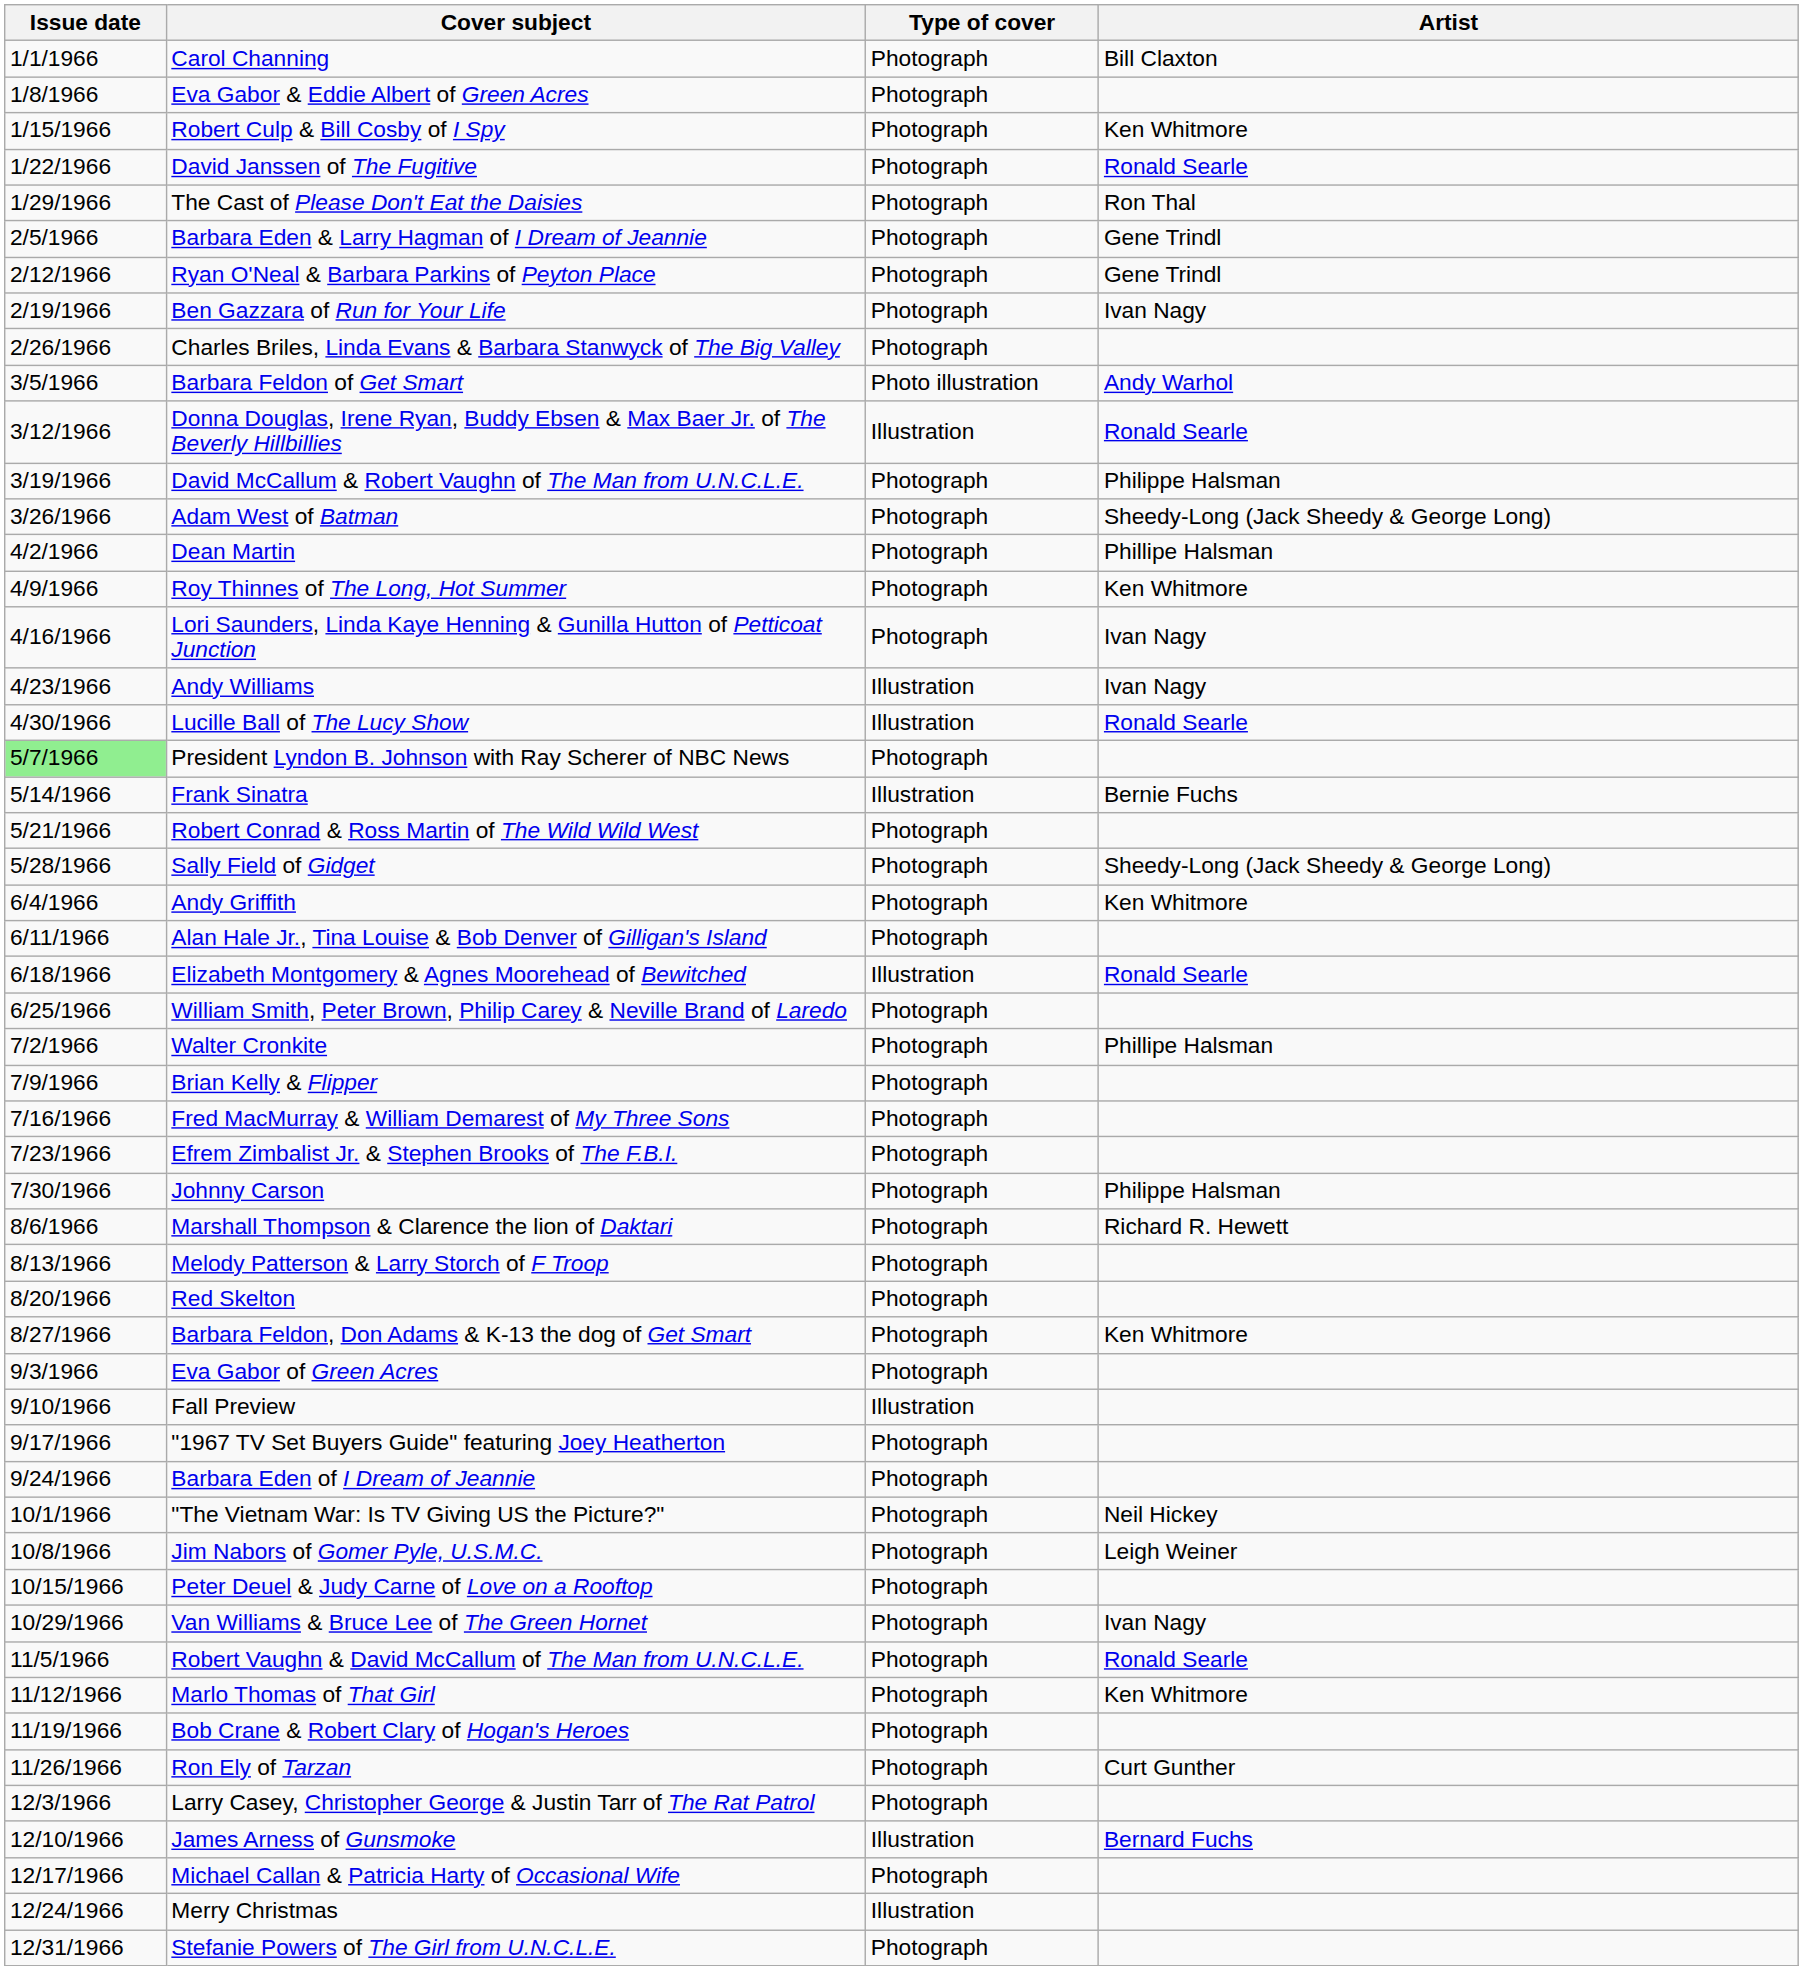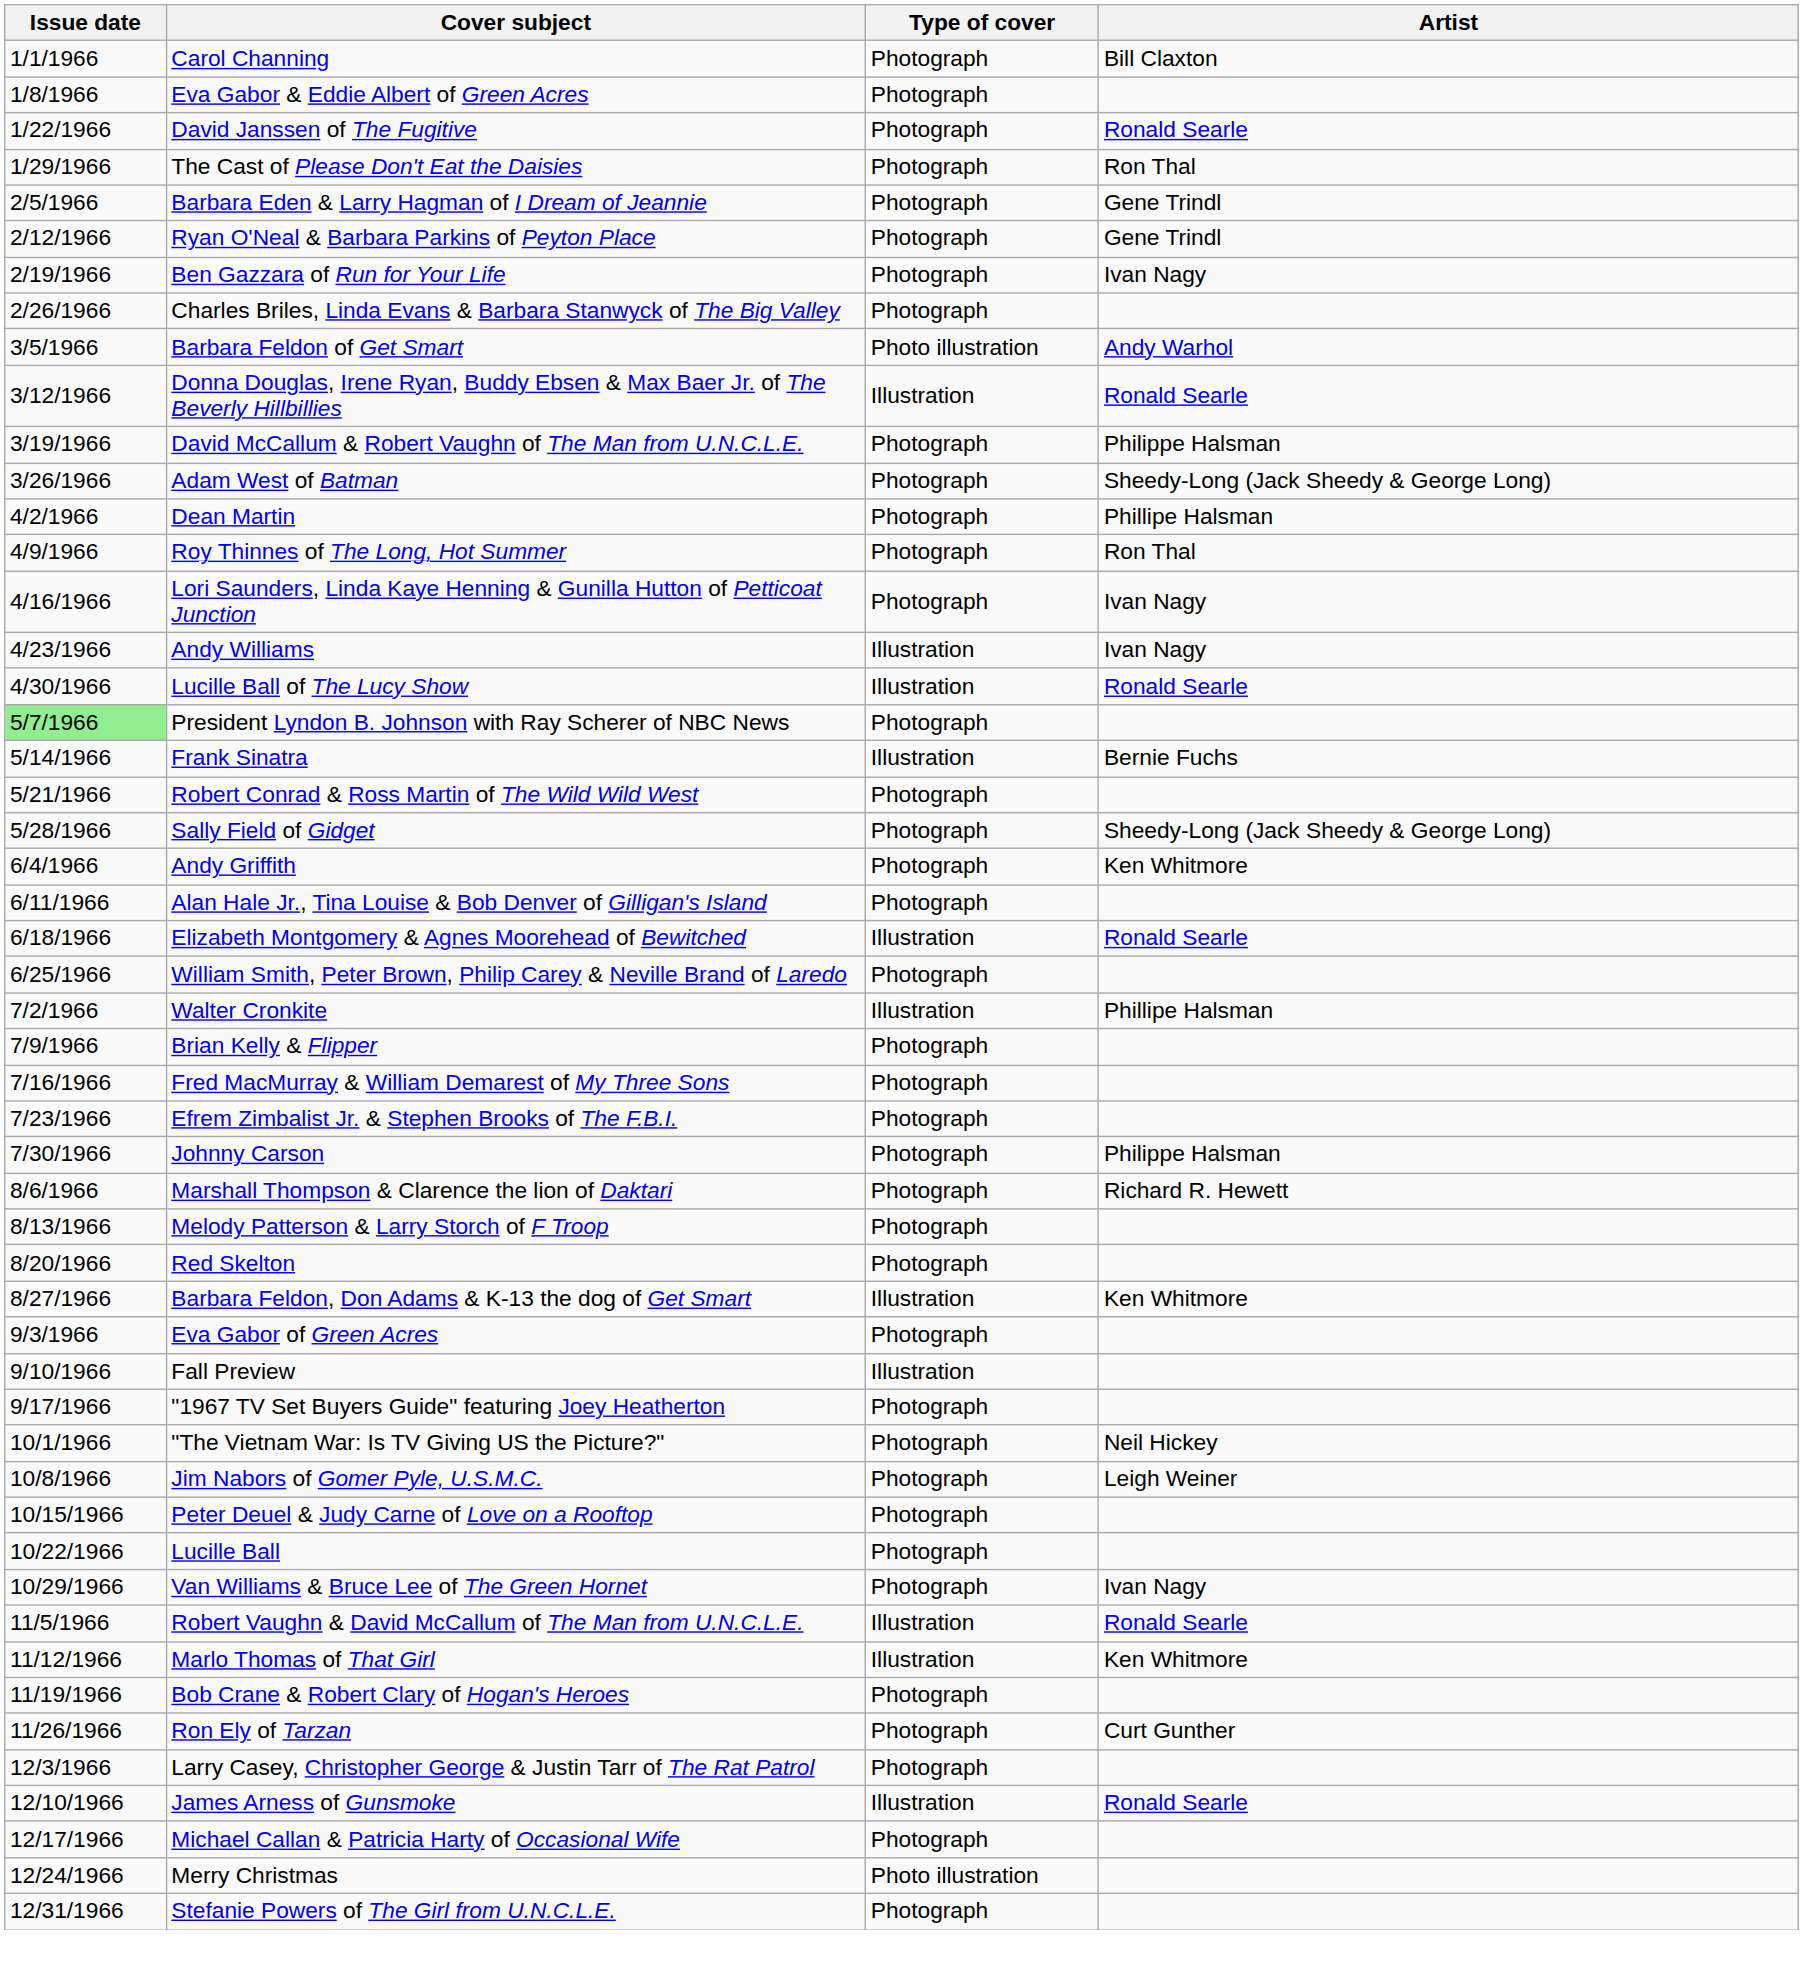- row: (338, 130)
(1176, 588) Ken Whitmore -> (1150, 552) Ron Thal
(930, 1046) Photograph -> (923, 1010) Illustration
(930, 1334) Photograph -> (923, 1298) Illustration
- row: (353, 1478)
+ row: (226, 1550)
(930, 1659) Photograph -> (923, 1623) Illustration
(930, 1695) Photograph -> (923, 1659) Illustration
(1178, 1839) Bernard Fuchs -> (1176, 1803) Ronald Searle
(923, 1911) Illustration -> (955, 1875) Photo illustration
